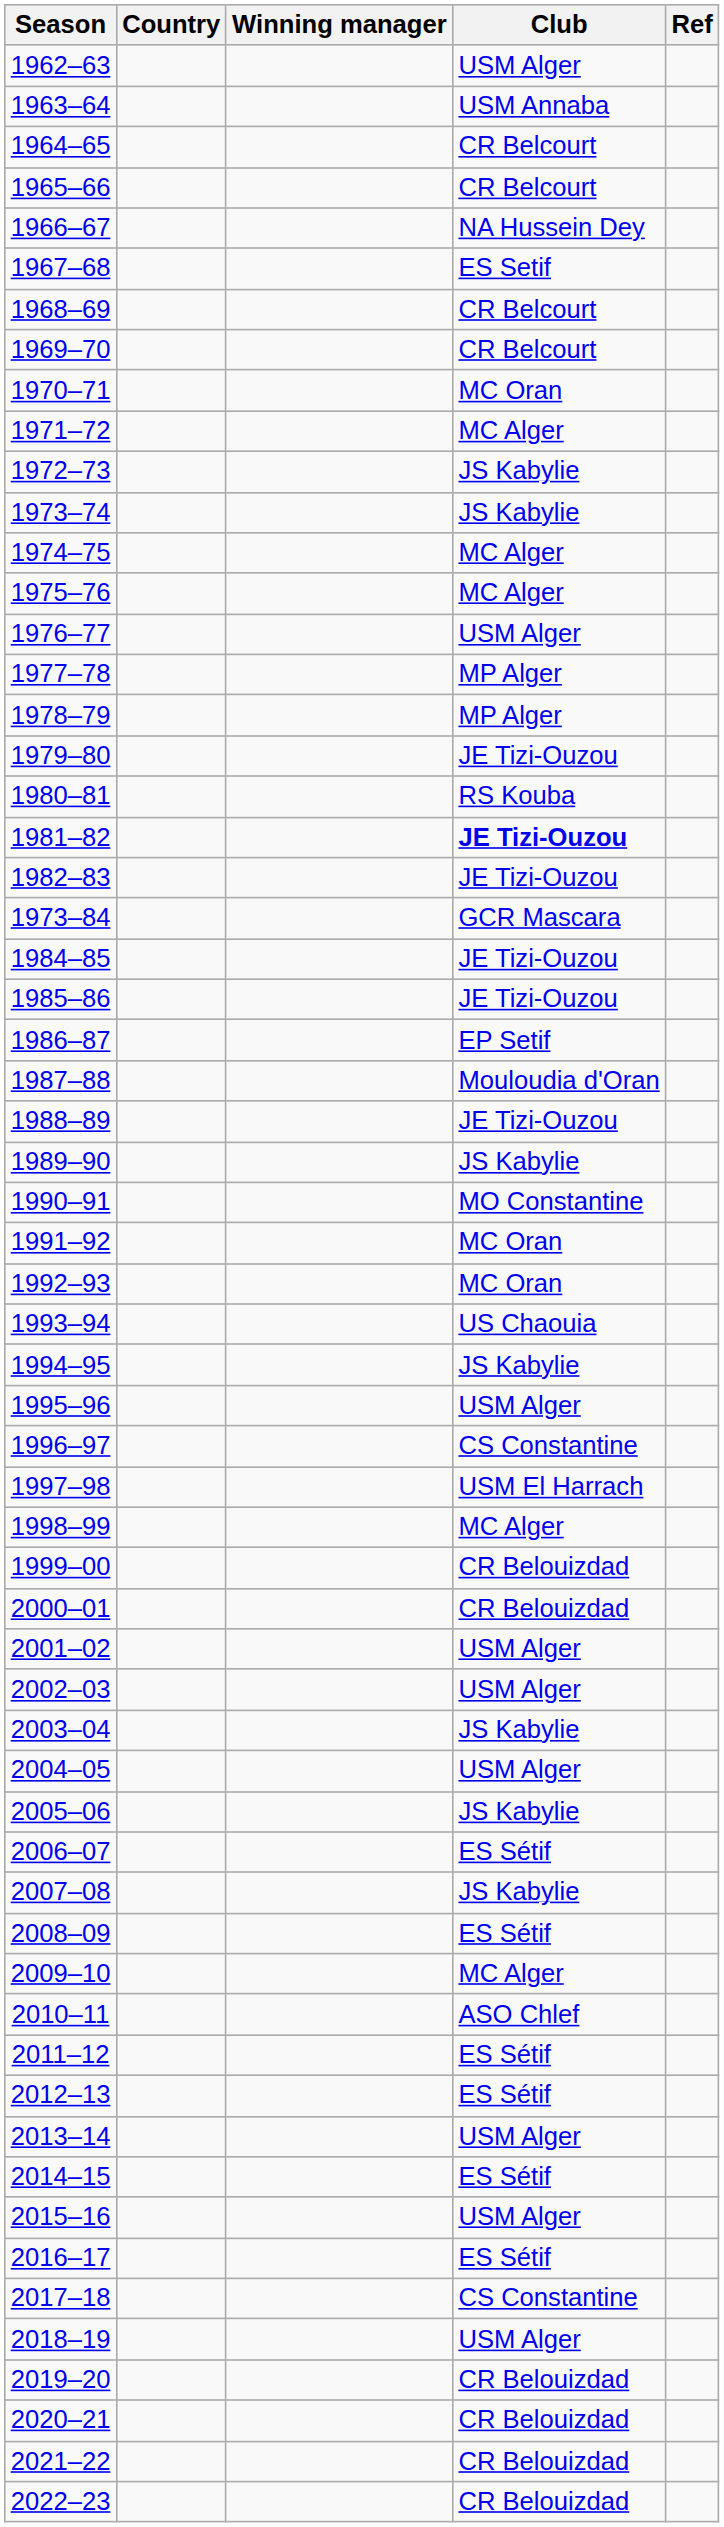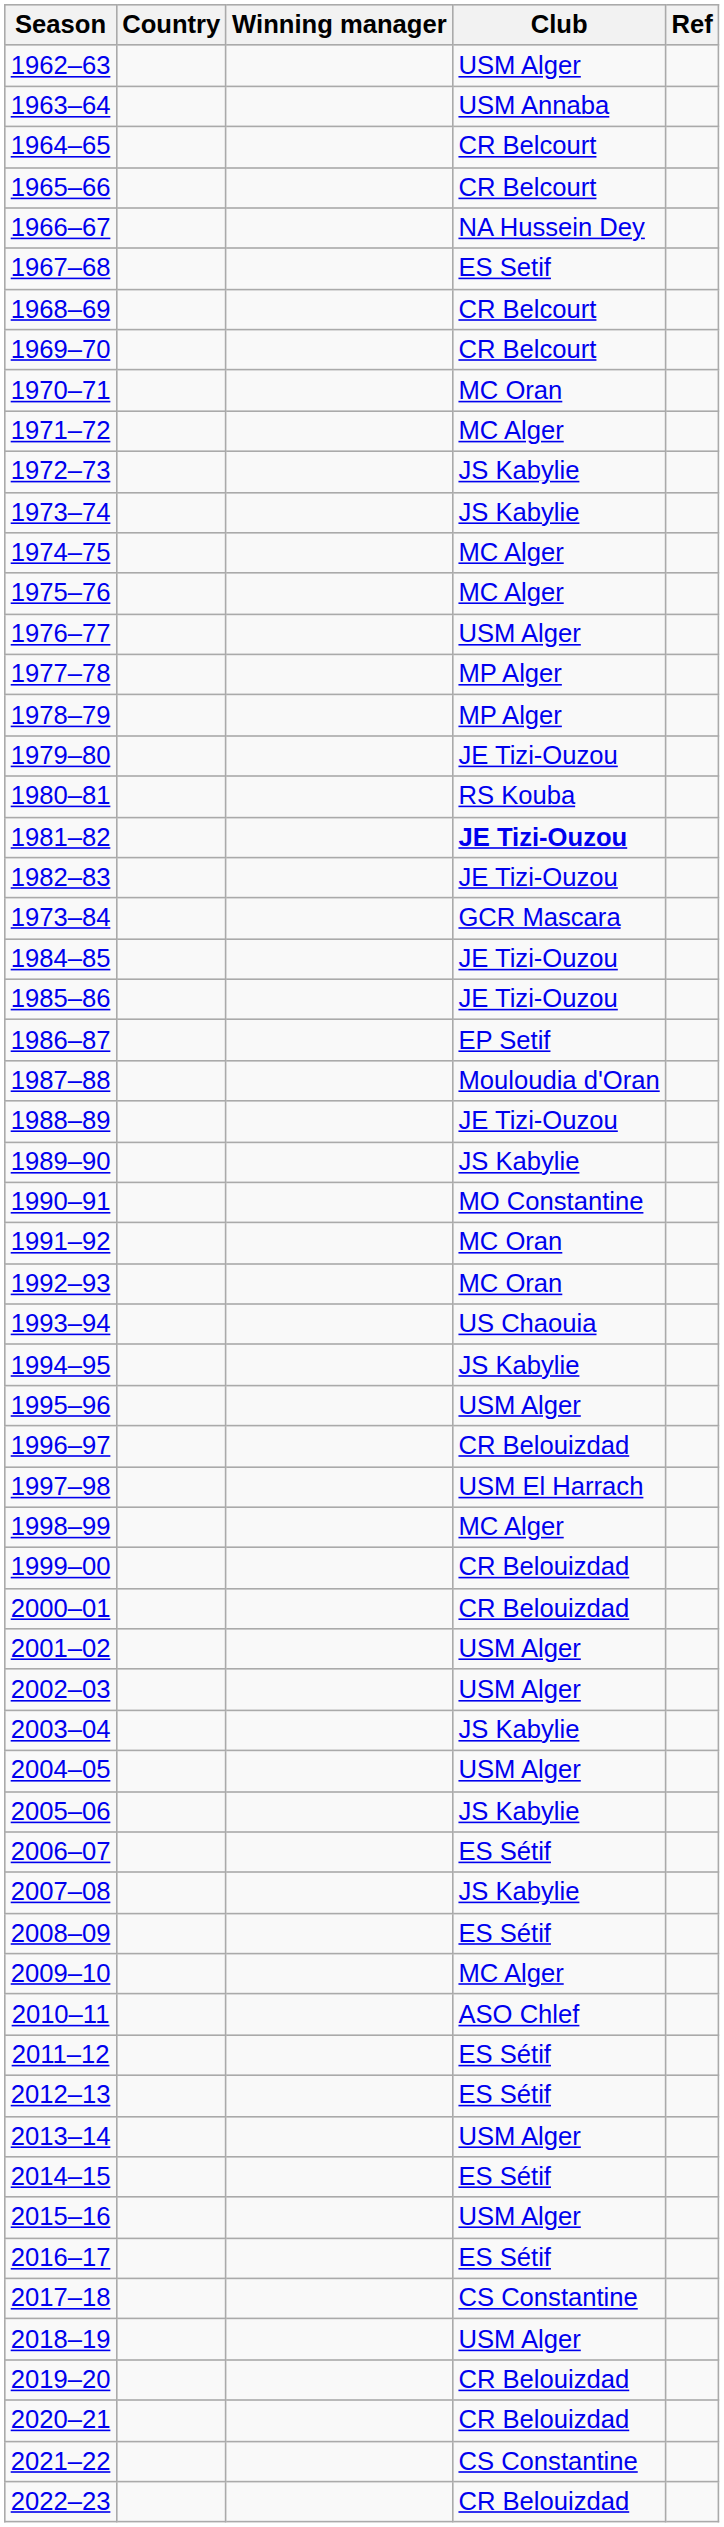(548, 1445) CS Constantine -> (544, 1445) CR Belouizdad
(544, 2460) CR Belouizdad -> (548, 2460) CS Constantine
